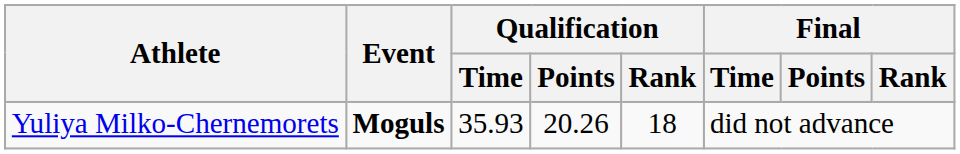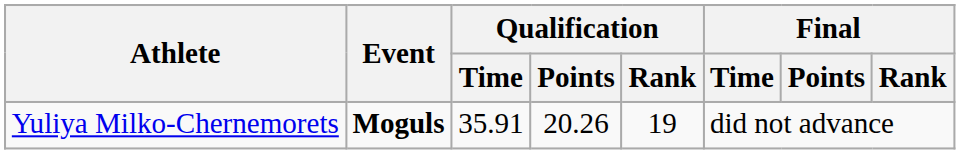(491, 124) 35.93 -> (491, 124) 35.91
(662, 124) 18 -> (662, 124) 19
